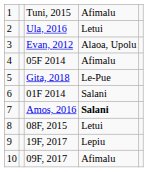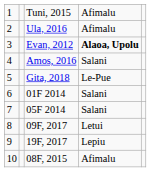(92, 28) Letui -> (98, 28) Afimalu
(109, 45) normal -> (110, 45) bold
(46, 61) 05F 2014 -> (51, 61) Amos, 2016
(98, 61) Afimalu -> (94, 61) Salani
(51, 110) Amos, 2016 -> (46, 110) 05F 2014
(95, 110) bold -> (94, 110) normal
(47, 126) 08F, 2015 -> (47, 126) 09F, 2017
(47, 158) 09F, 2017 -> (47, 158) 08F, 2015
